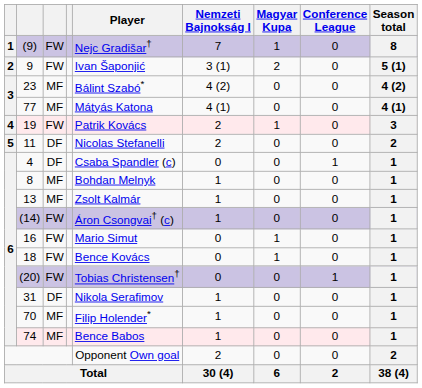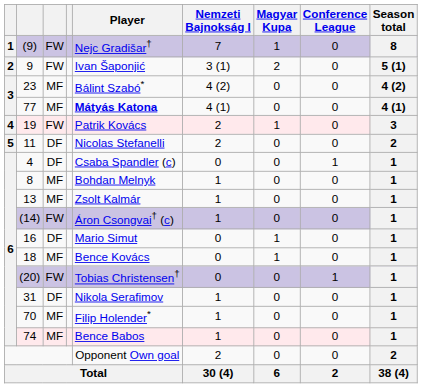(114, 106) normal -> (116, 106) bold
(55, 238) FW -> (55, 238) DF
(55, 256) FW -> (55, 256) MF
